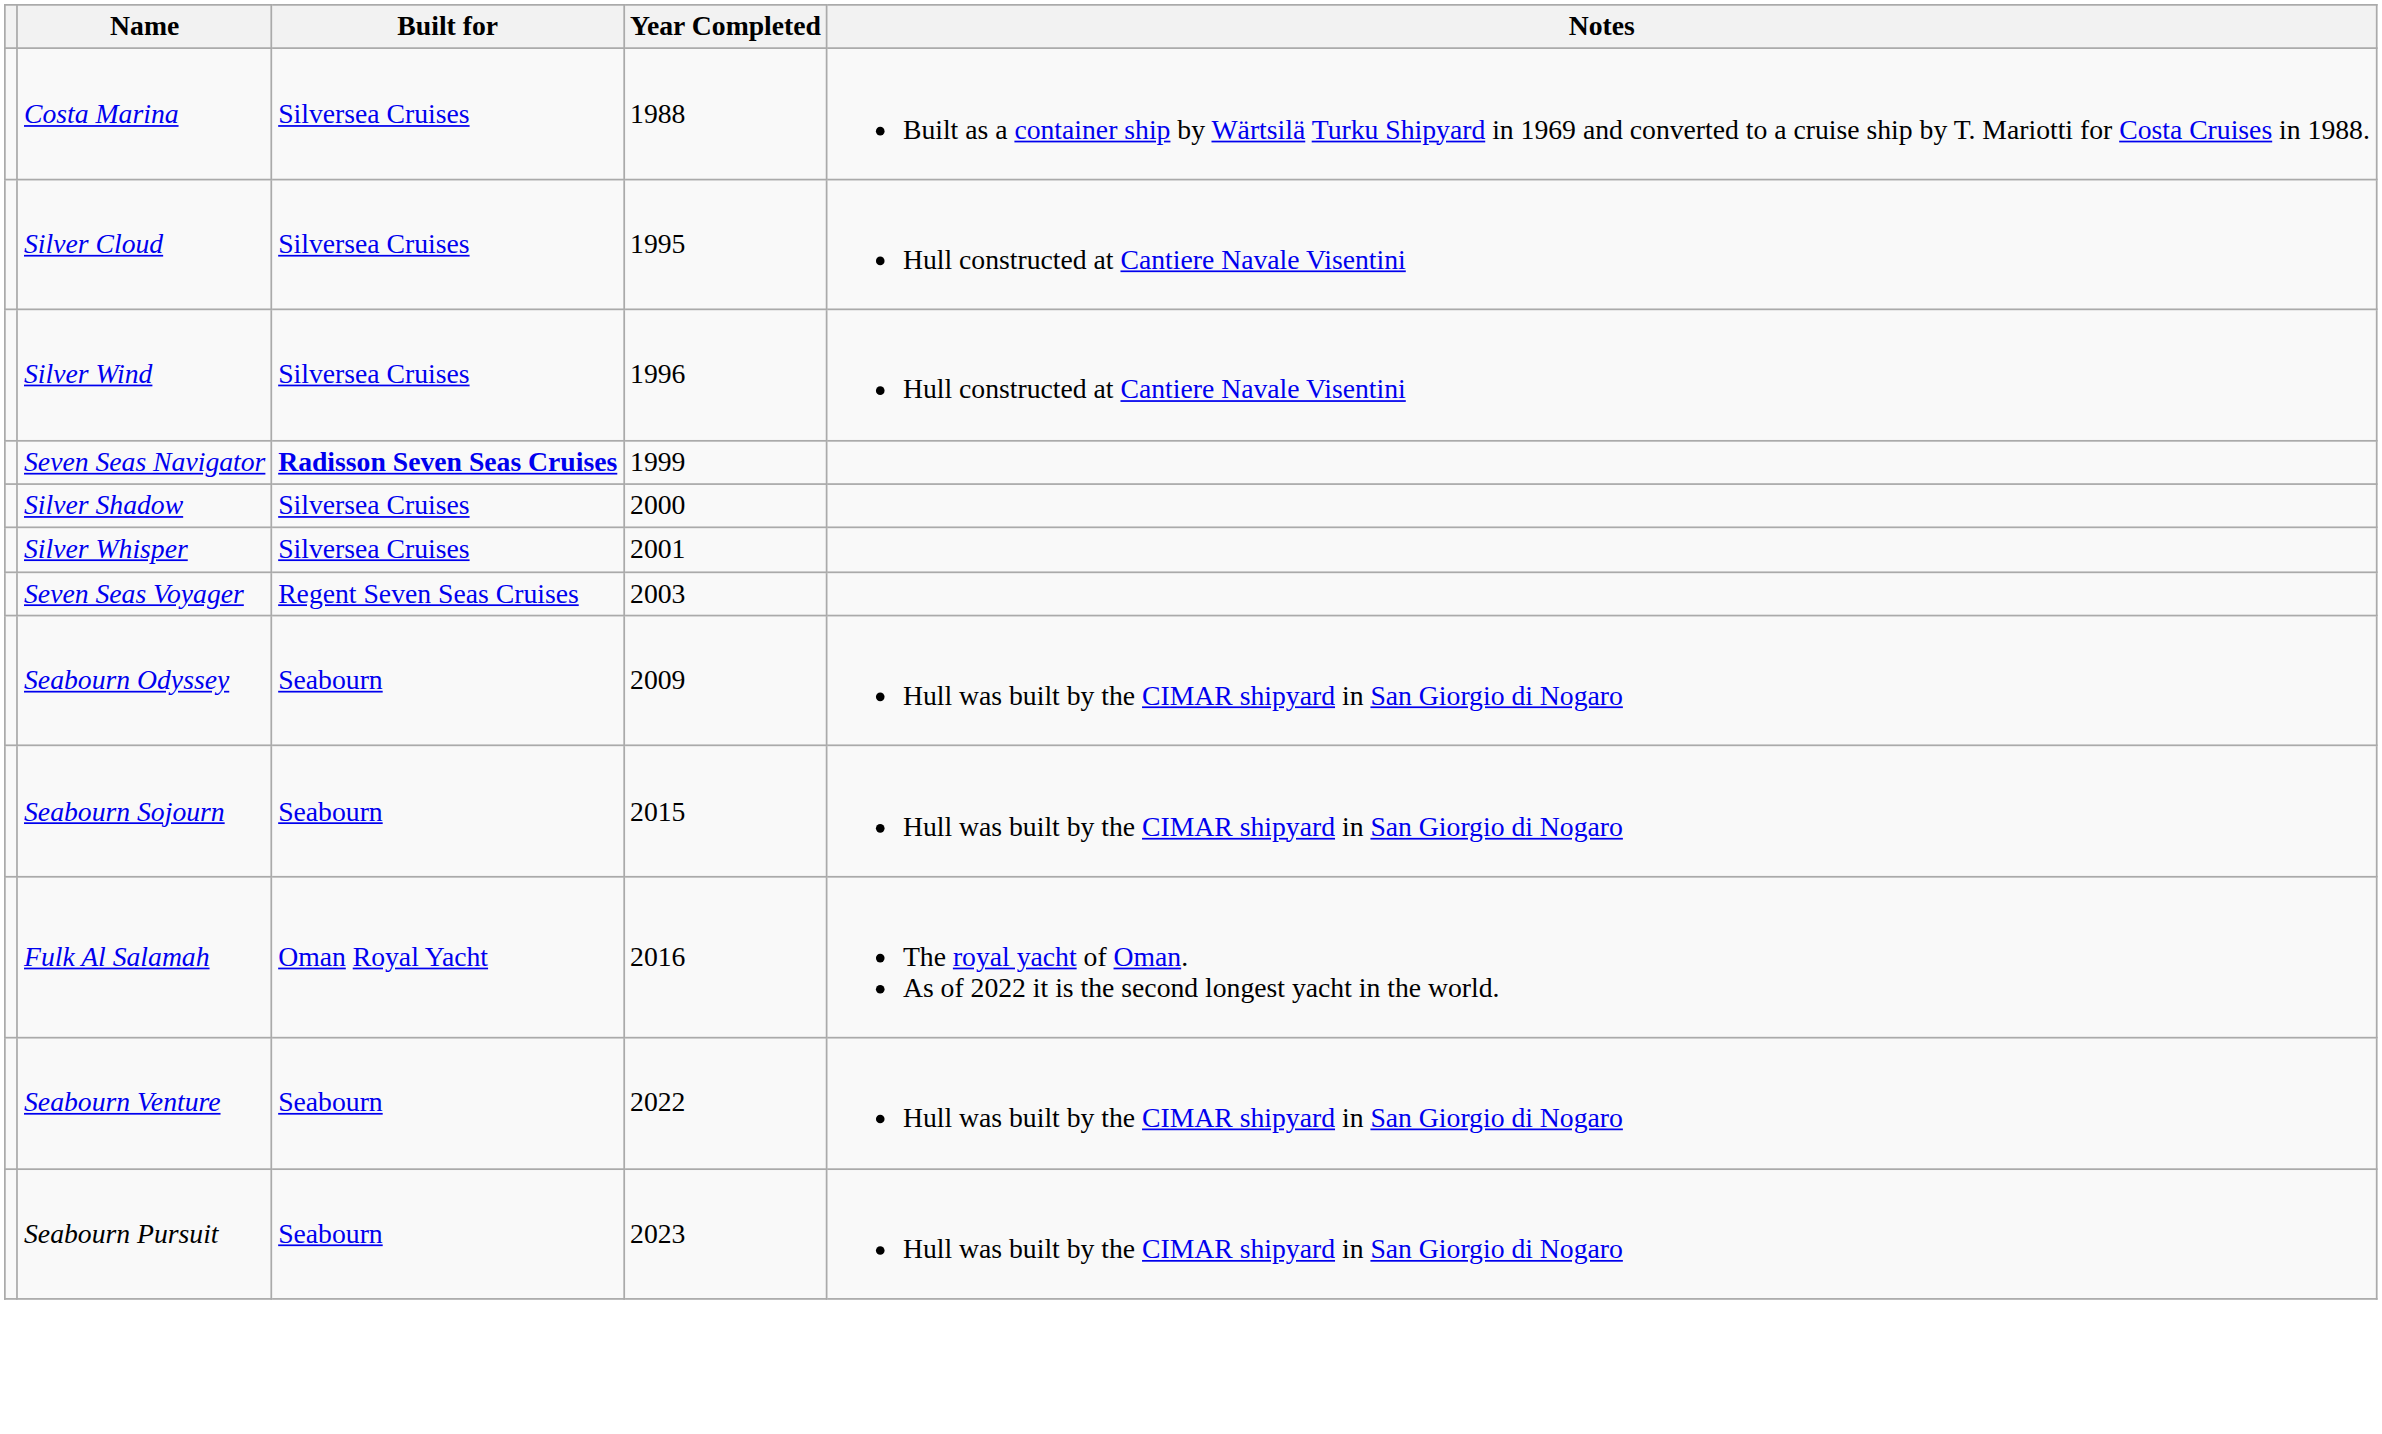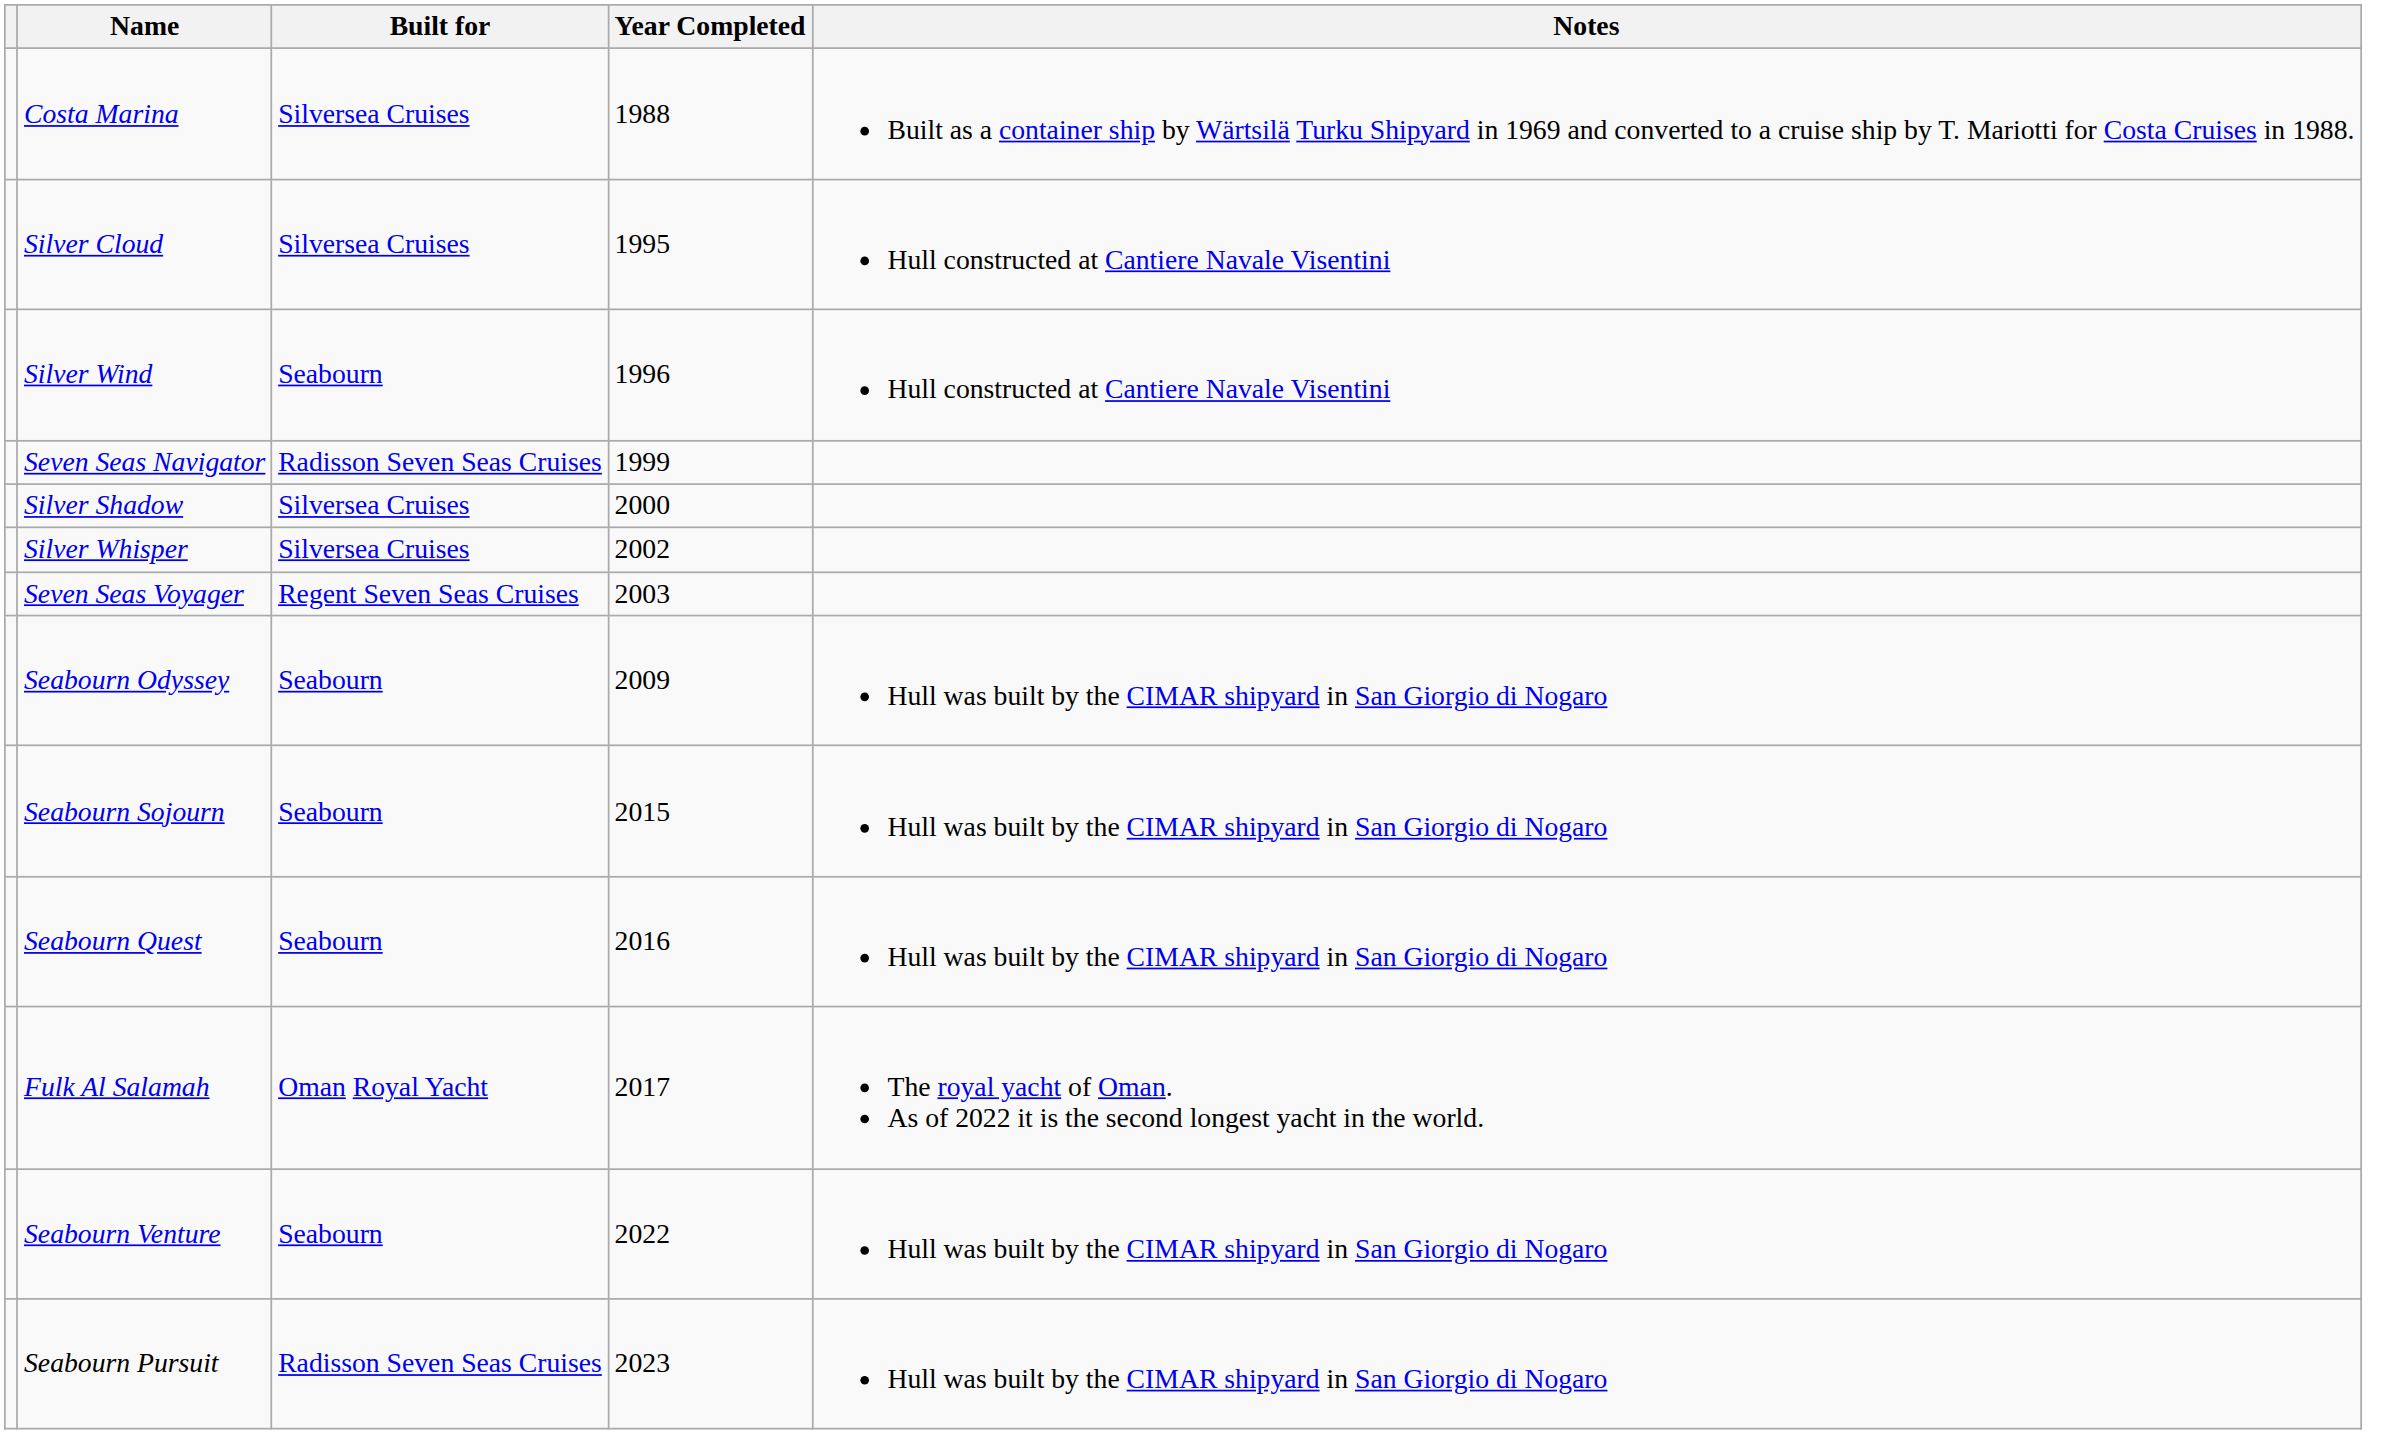(374, 374) Silversea Cruises -> (330, 374) Seabourn
(448, 461) bold -> (440, 461) normal
(658, 549) 2001 -> (642, 549) 2002
+ row: (113, 941)
(658, 956) 2016 -> (642, 1087) 2017
(330, 1233) Seabourn -> (440, 1363) Radisson Seven Seas Cruises
